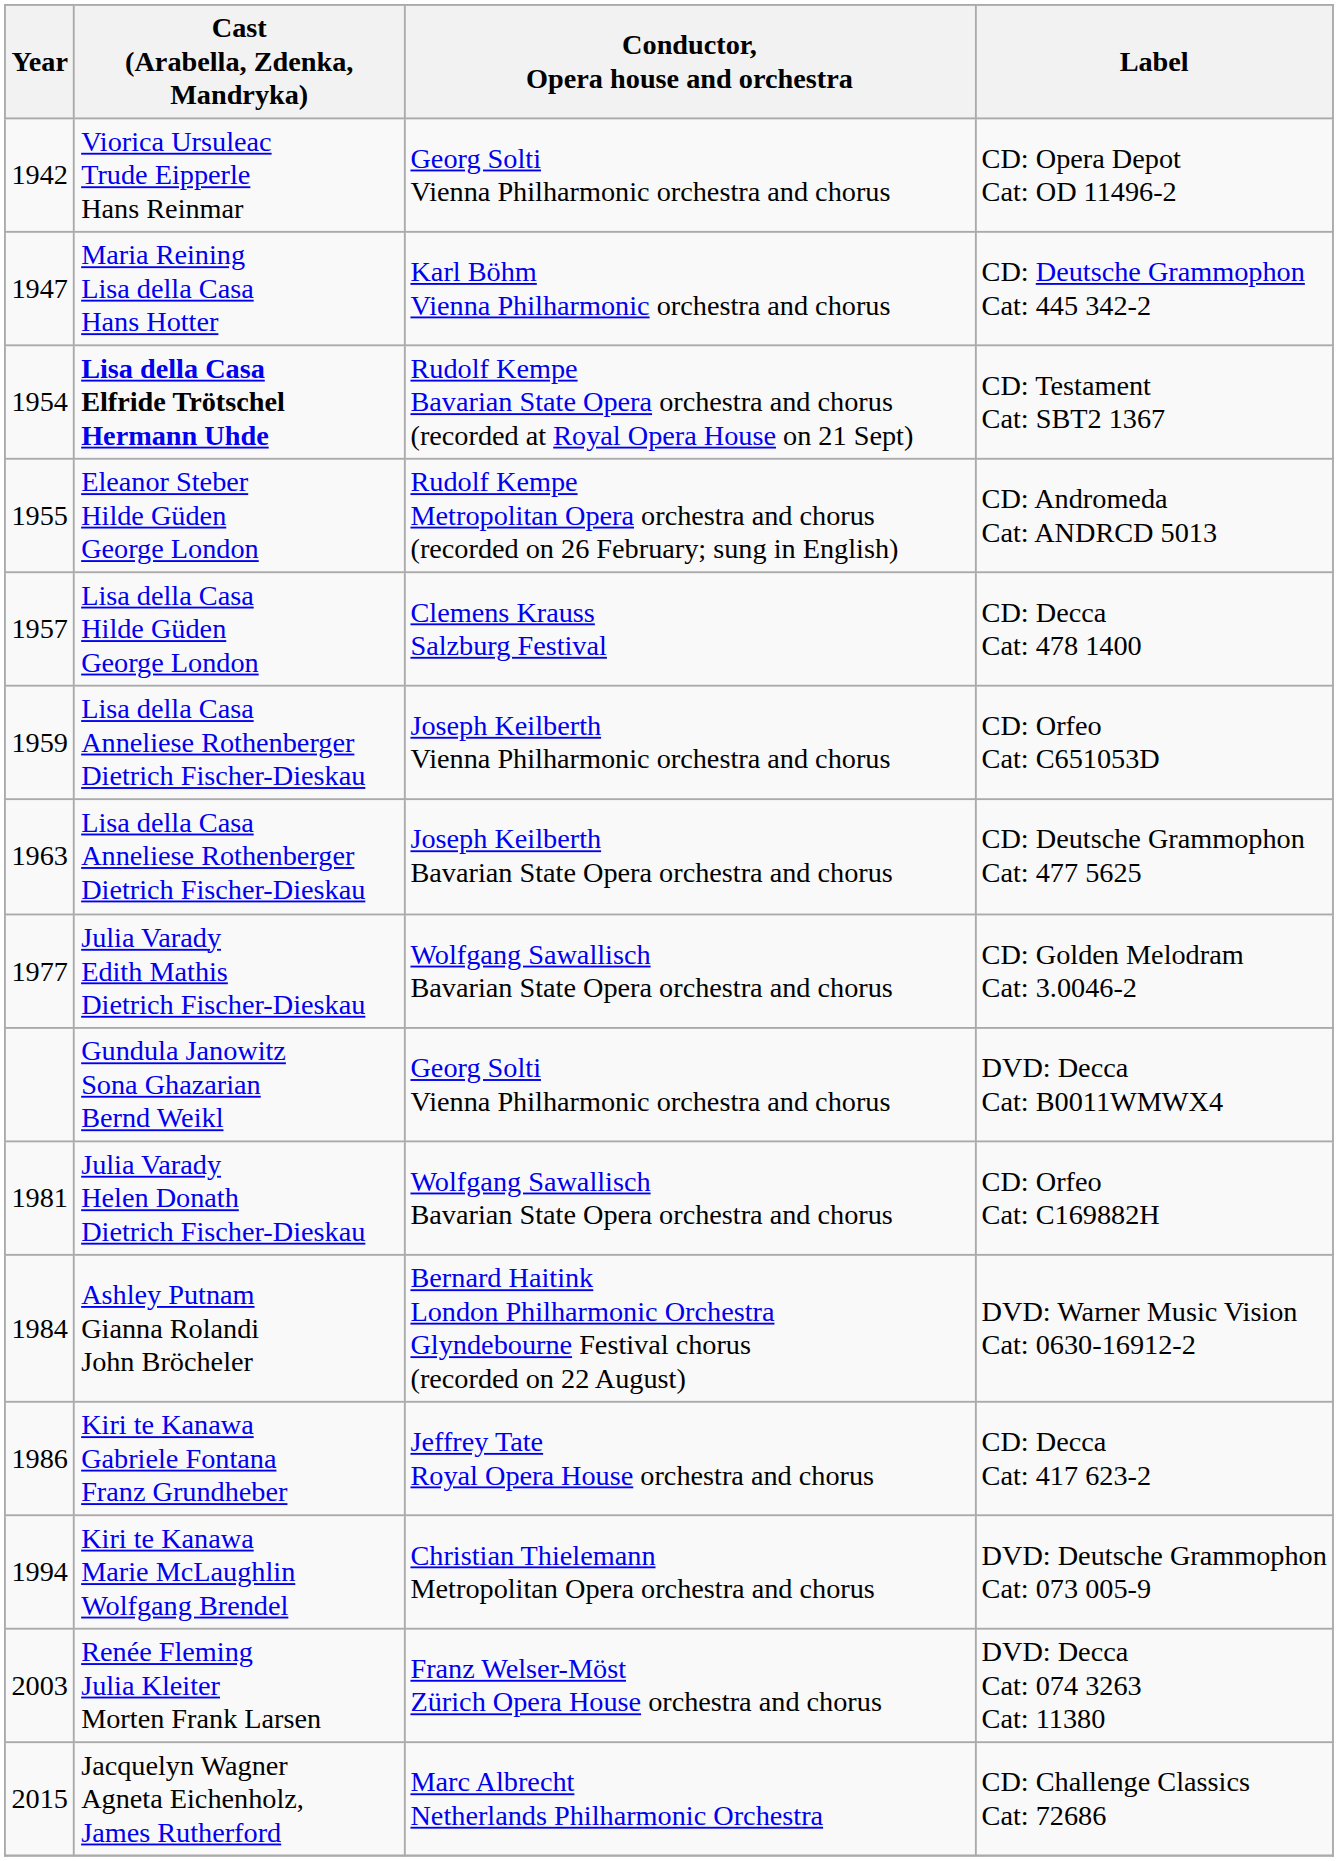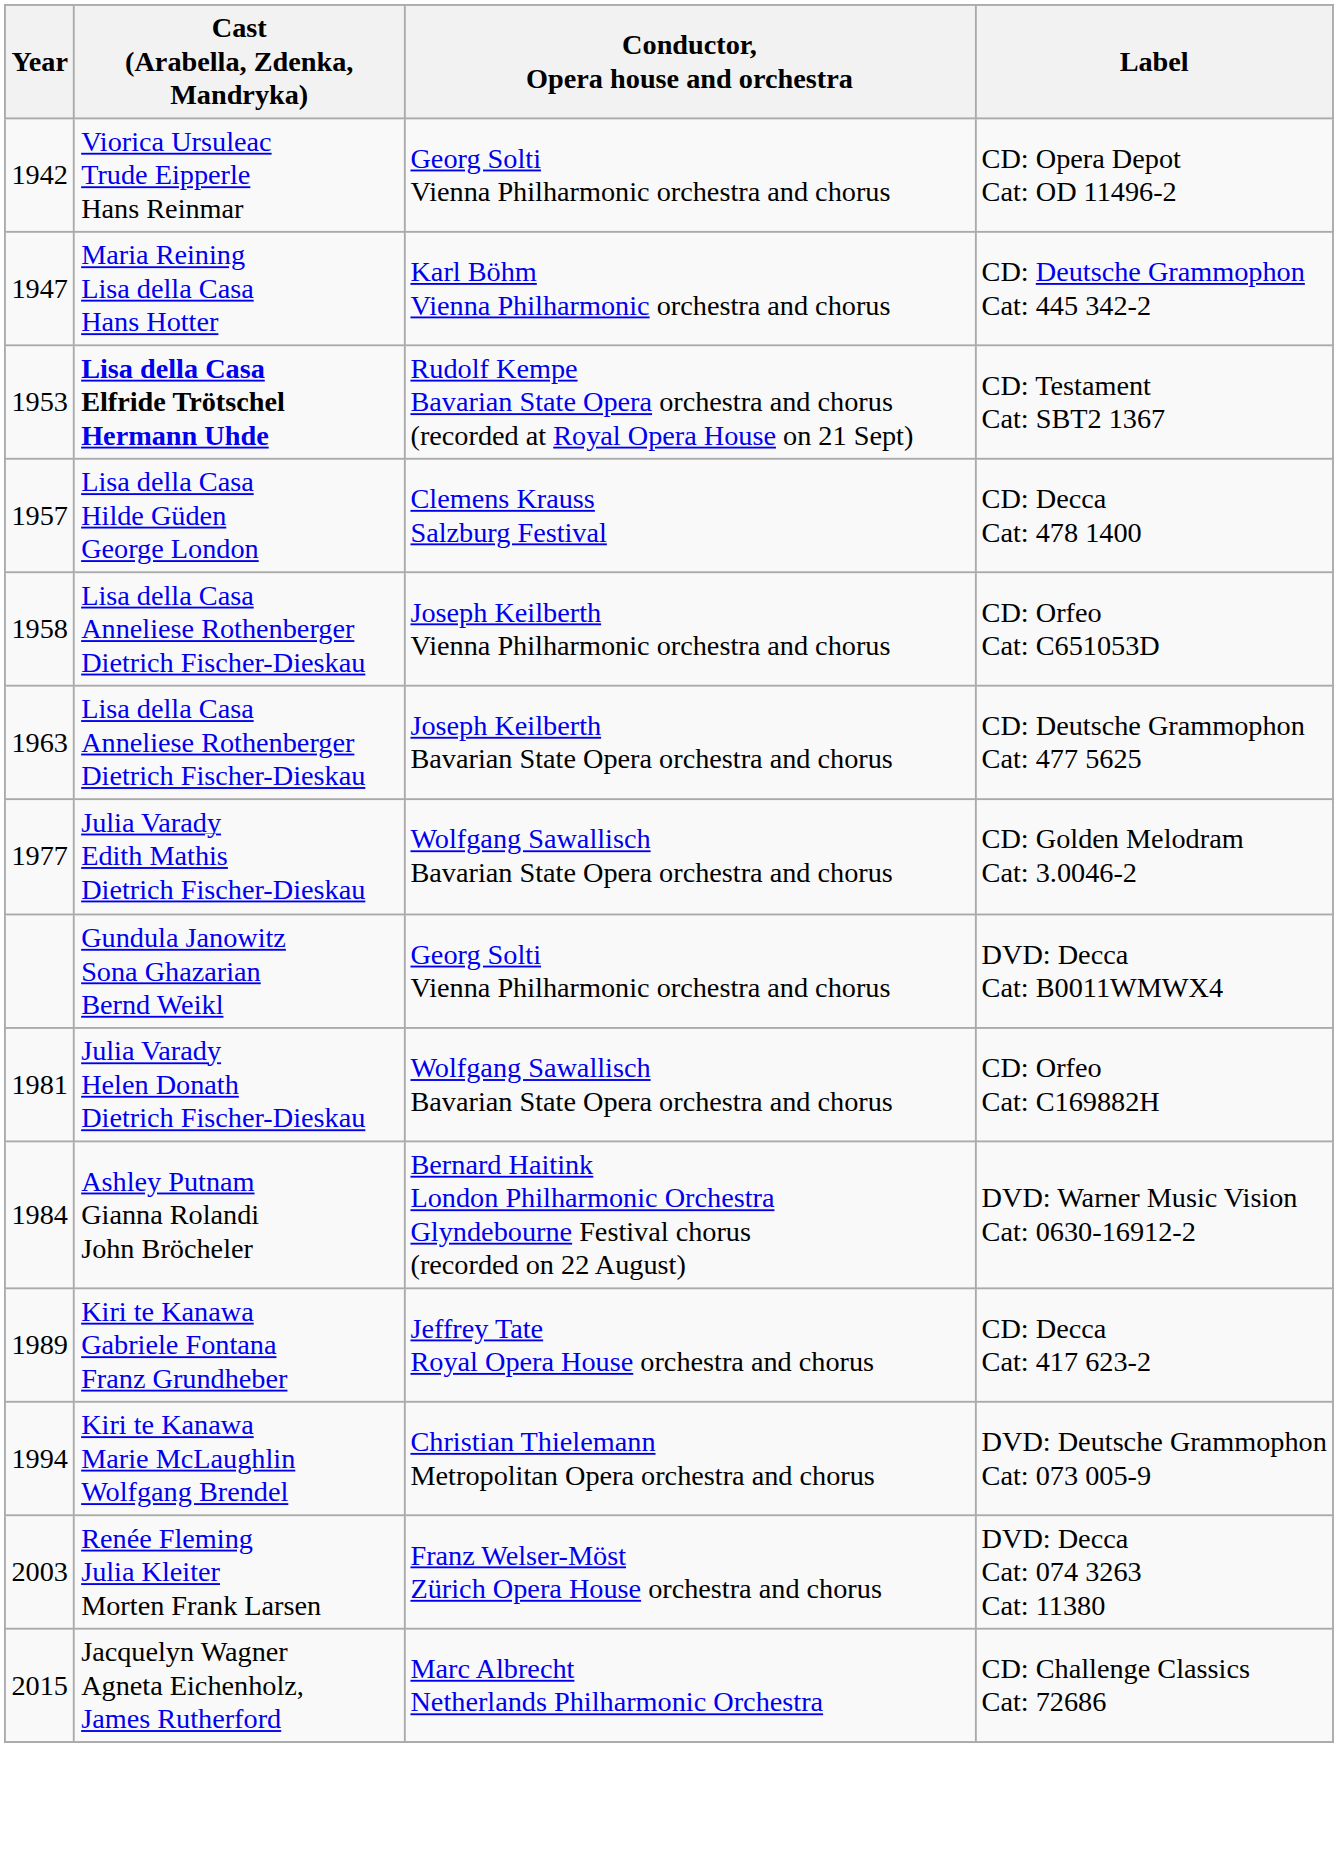(40, 402) 1954 -> (40, 402) 1953
- row: (1099, 515)
(40, 742) 1959 -> (40, 629) 1958
(40, 1457) 1986 -> (40, 1344) 1989
